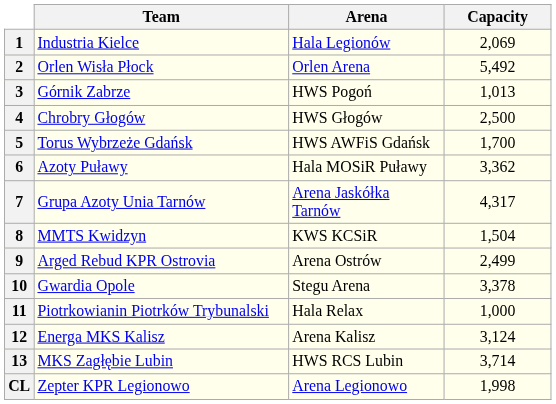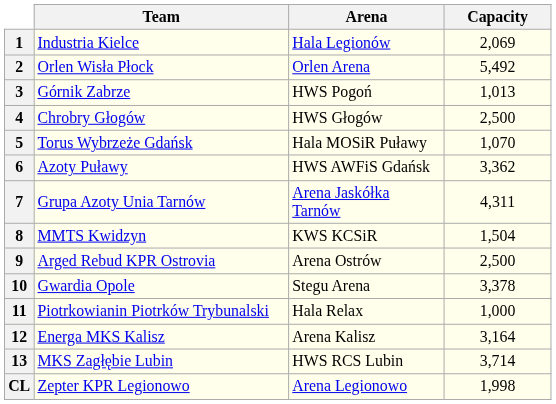(361, 142) HWS AWFiS Gdańsk -> (360, 142) Hala MOSiR Puławy
(498, 142) 1,700 -> (498, 142) 1,070
(360, 167) Hala MOSiR Puławy -> (361, 167) HWS AWFiS Gdańsk
(498, 201) 4,317 -> (498, 201) 4,311
(498, 260) 2,499 -> (498, 260) 2,500
(498, 336) 3,124 -> (498, 336) 3,164
